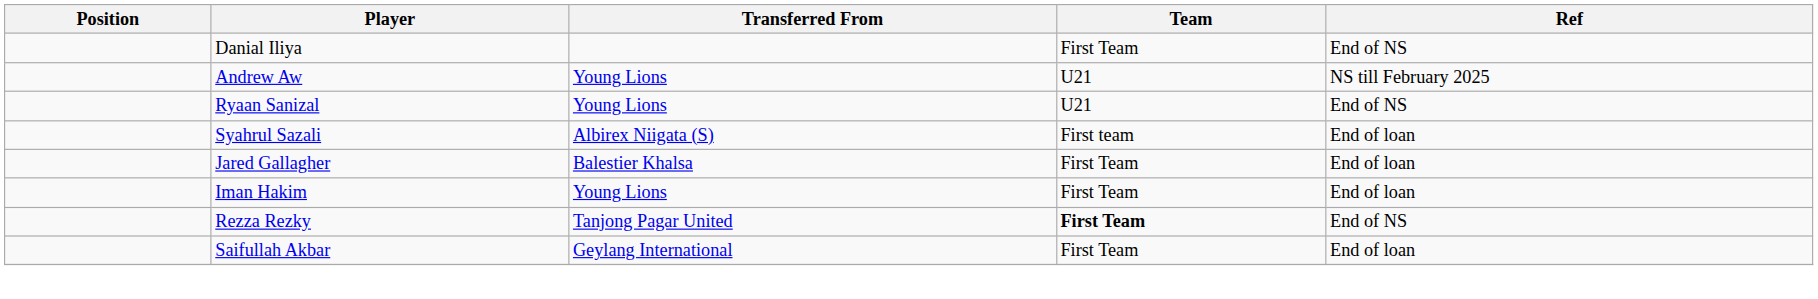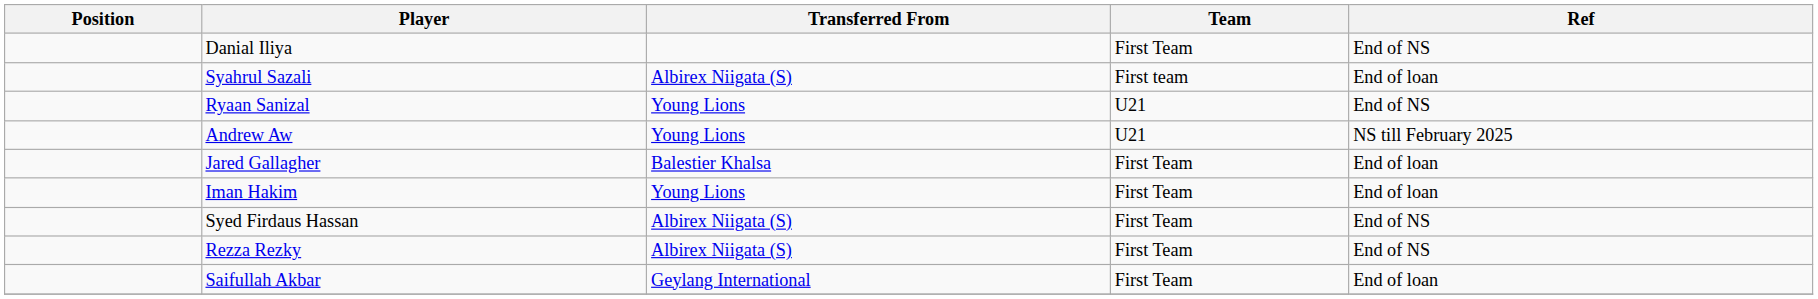rows swapped: (259, 76) <-> (268, 134)
+ row: (282, 221)
(653, 221) Tanjong Pagar United -> (722, 250) Albirex Niigata (S)
(1103, 221) bold -> (1154, 250) normal
